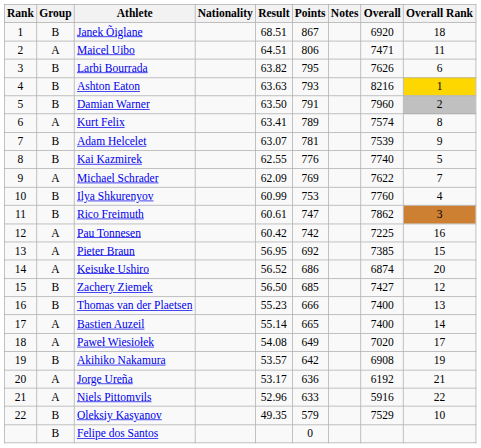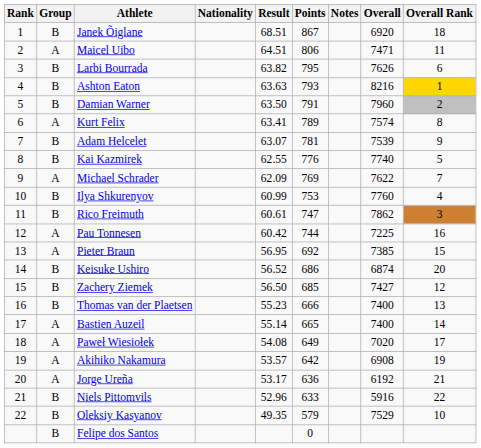(310, 232) 742 -> (310, 232) 744
(55, 269) A -> (55, 269) B
(55, 360) B -> (55, 360) A
(55, 397) A -> (55, 397) B
